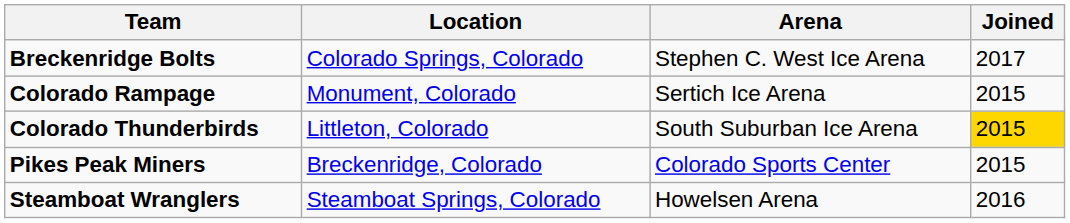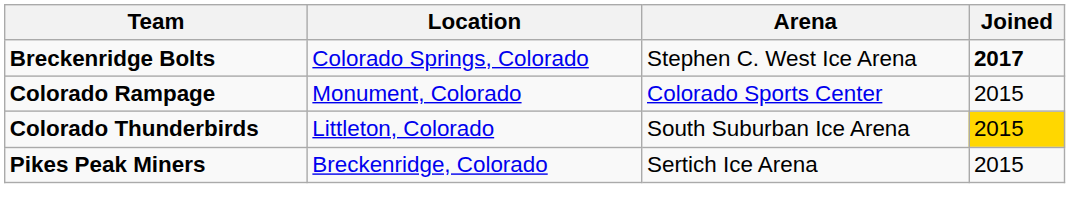(1001, 57) normal -> (999, 57) bold
(740, 93) Sertich Ice Arena -> (765, 93) Colorado Sports Center
(773, 164) Colorado Sports Center -> (732, 164) Sertich Ice Arena
- row: (125, 199)
